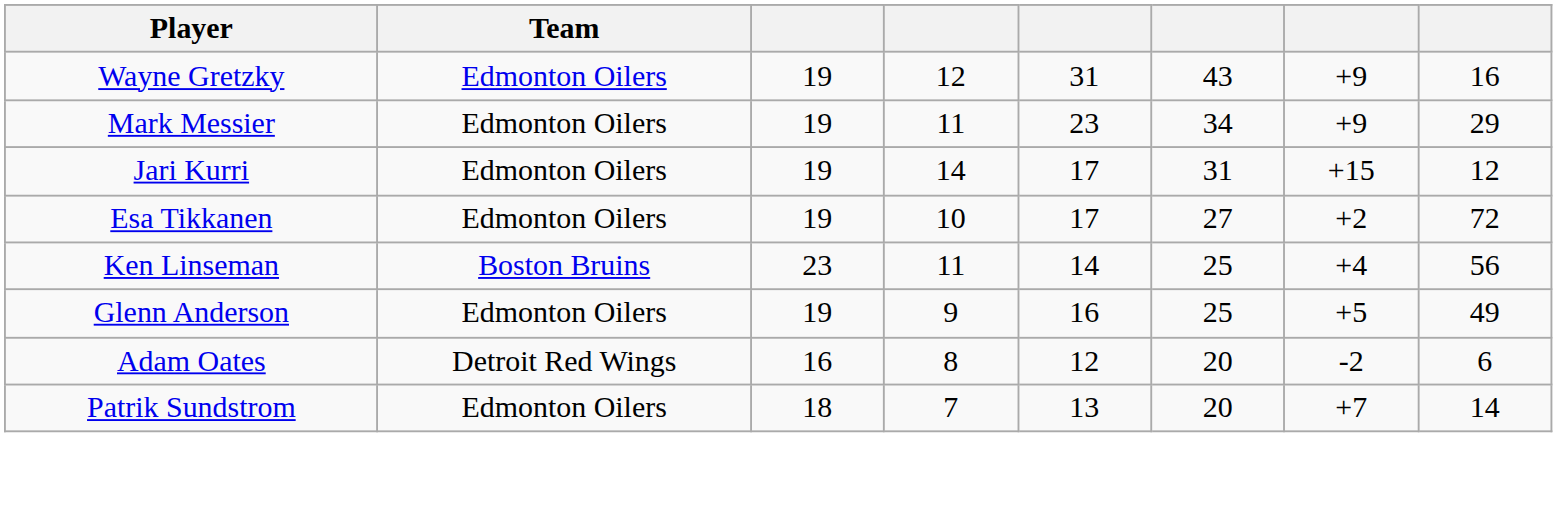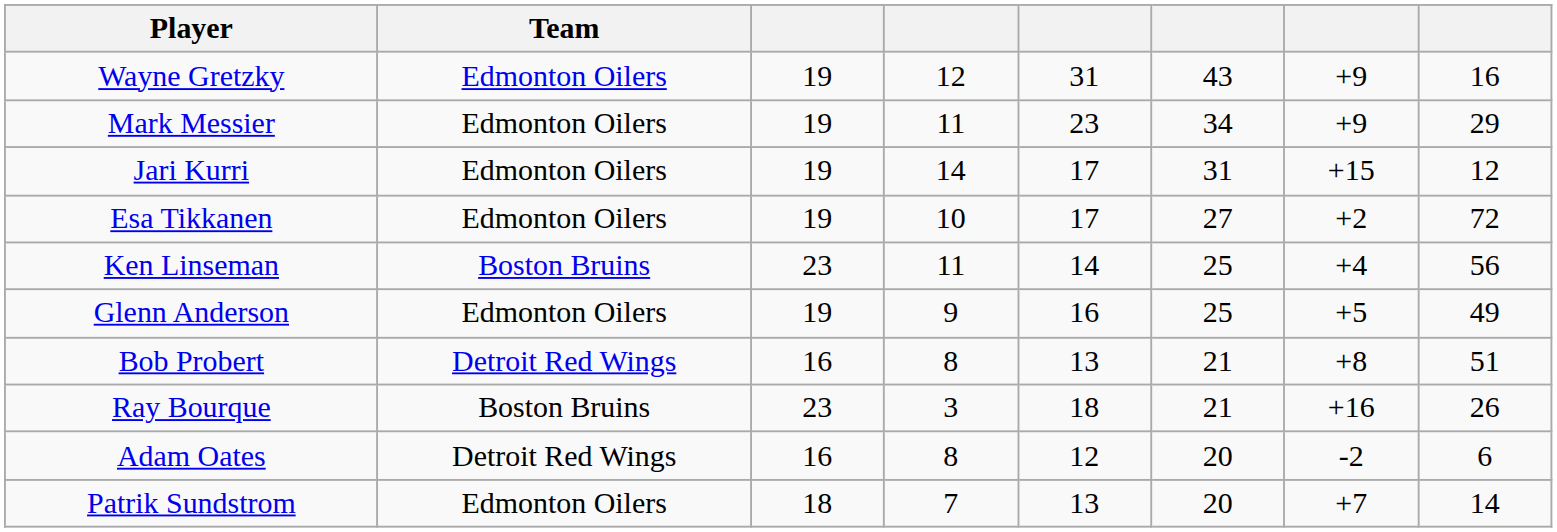+ row: (191, 360)
+ row: (191, 407)
